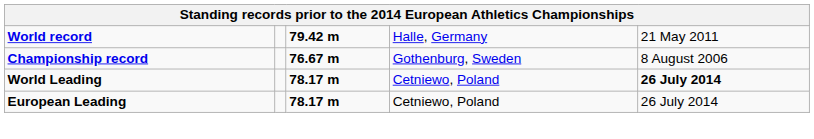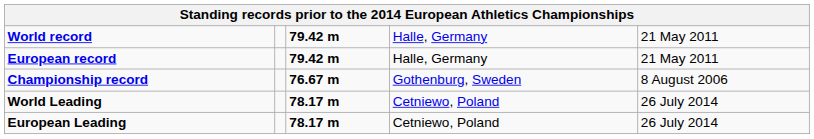+ row: (62, 58)
(681, 79) bold -> (679, 101) normal
